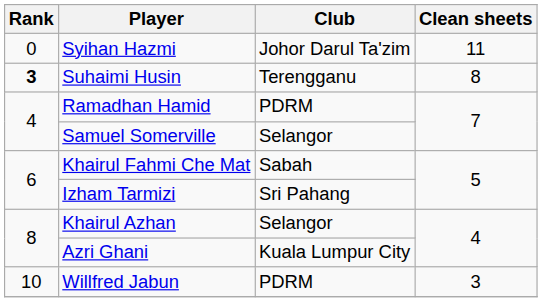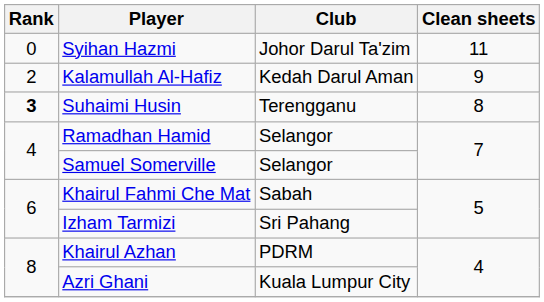+ row: (142, 77)
(286, 106) PDRM -> (296, 135) Selangor
(296, 223) Selangor -> (286, 252) PDRM
- row: (121, 281)
